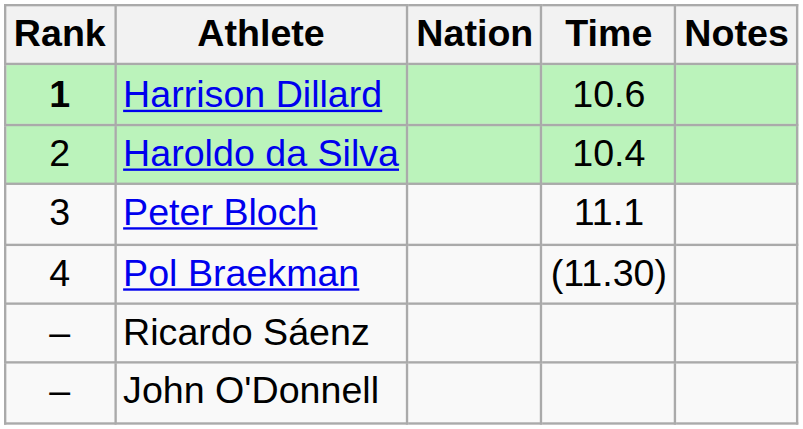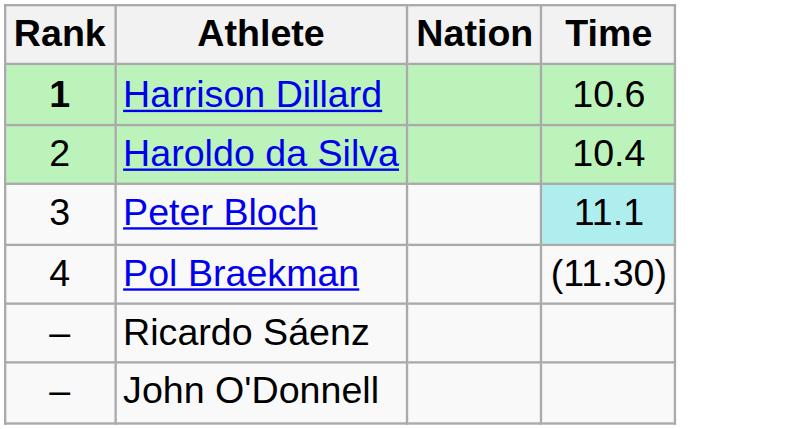- column: (737, 34)
(609, 213) no background -> (609, 213) paleturquoise background
